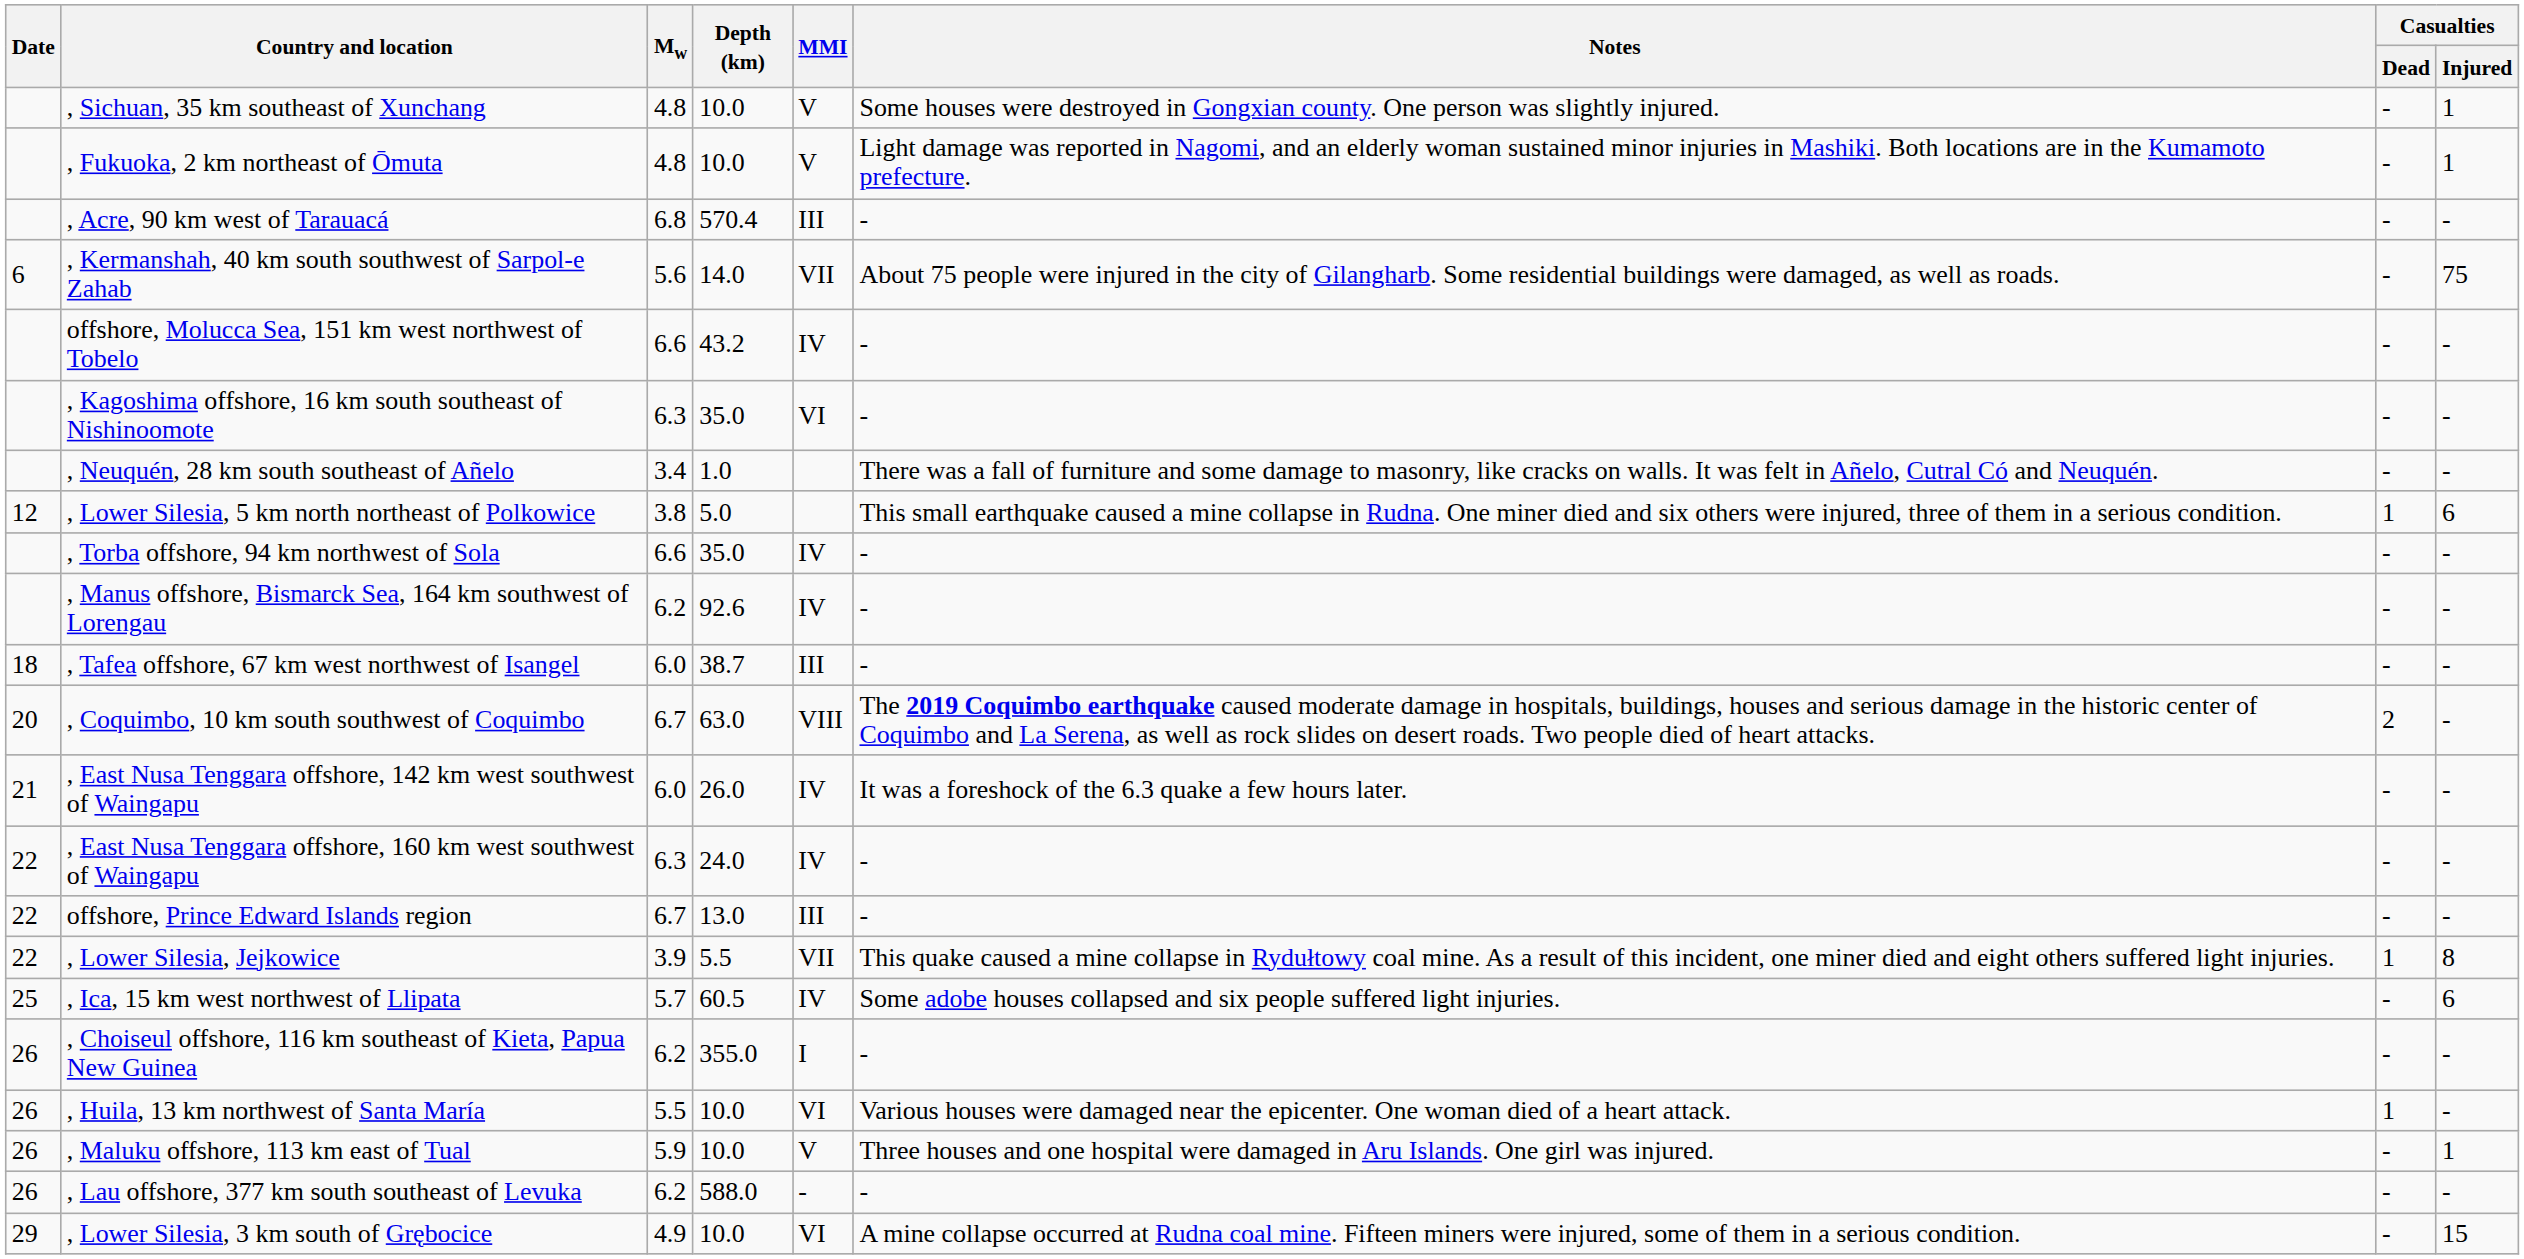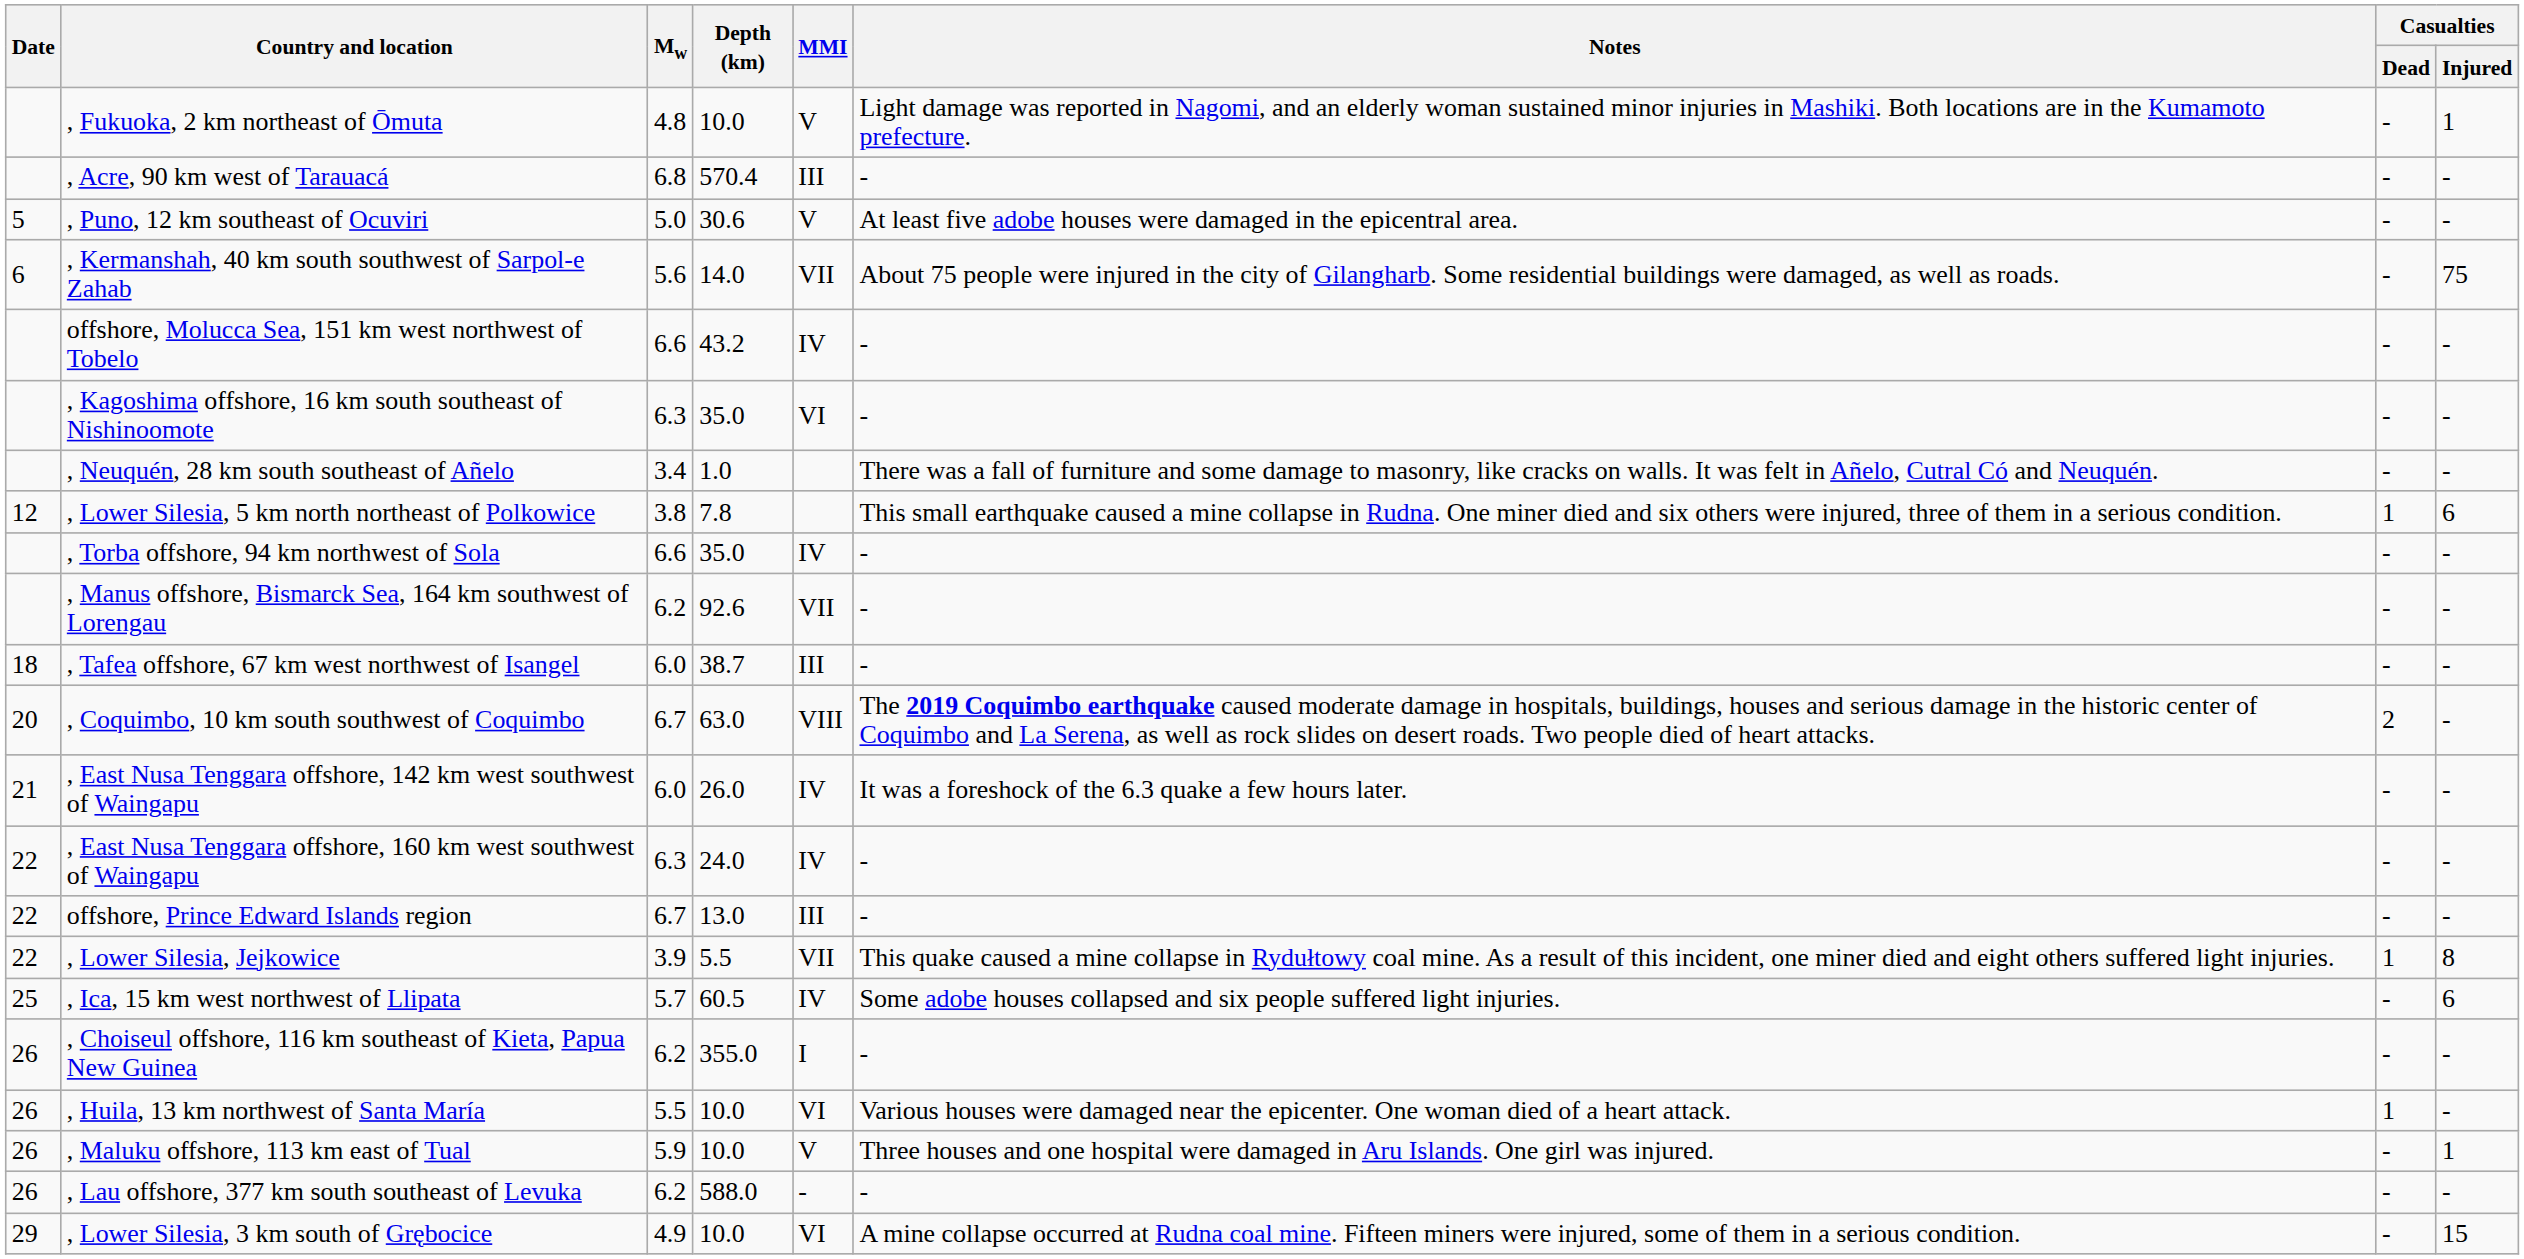- row: (276, 107)
+ row: (248, 218)
(715, 511) 5.0 -> (715, 511) 7.8
(812, 608) IV -> (816, 608) VII
